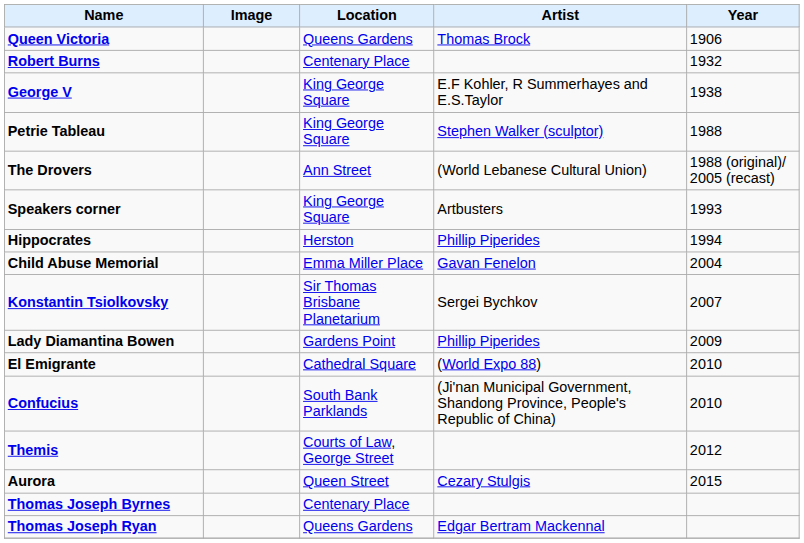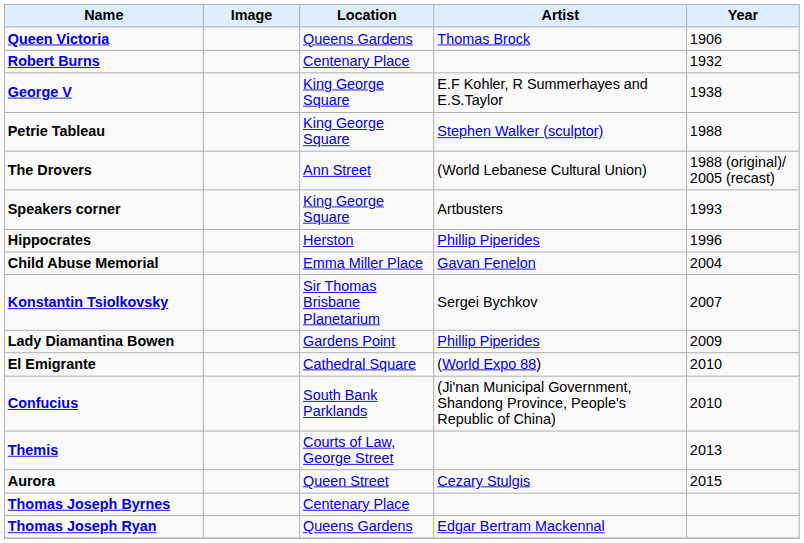(706, 240) 1994 -> (706, 240) 1996
(706, 450) 2012 -> (706, 450) 2013
